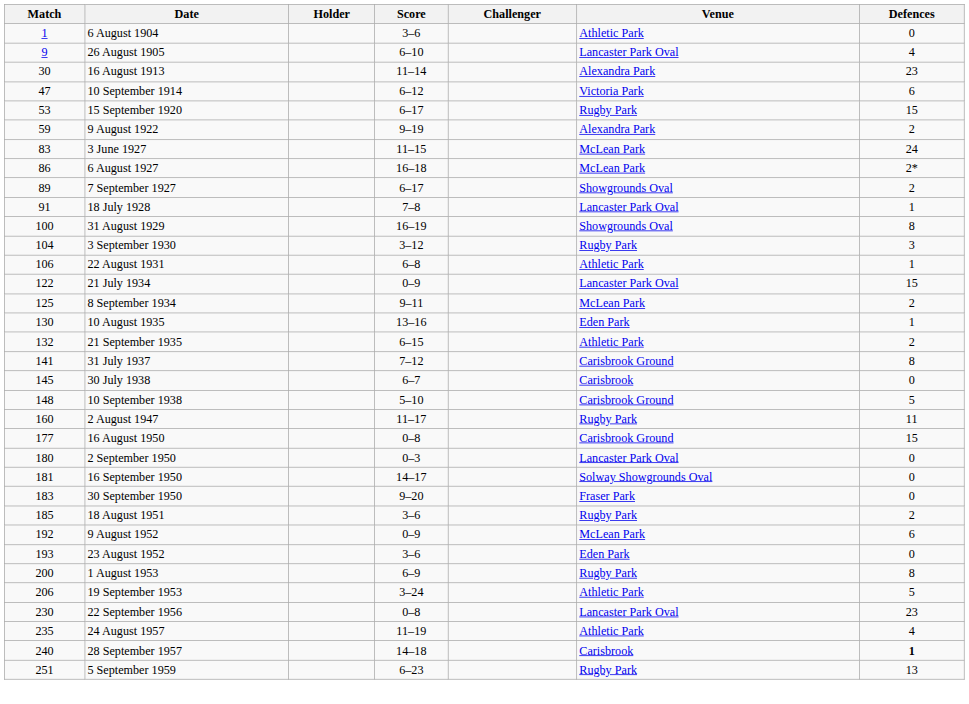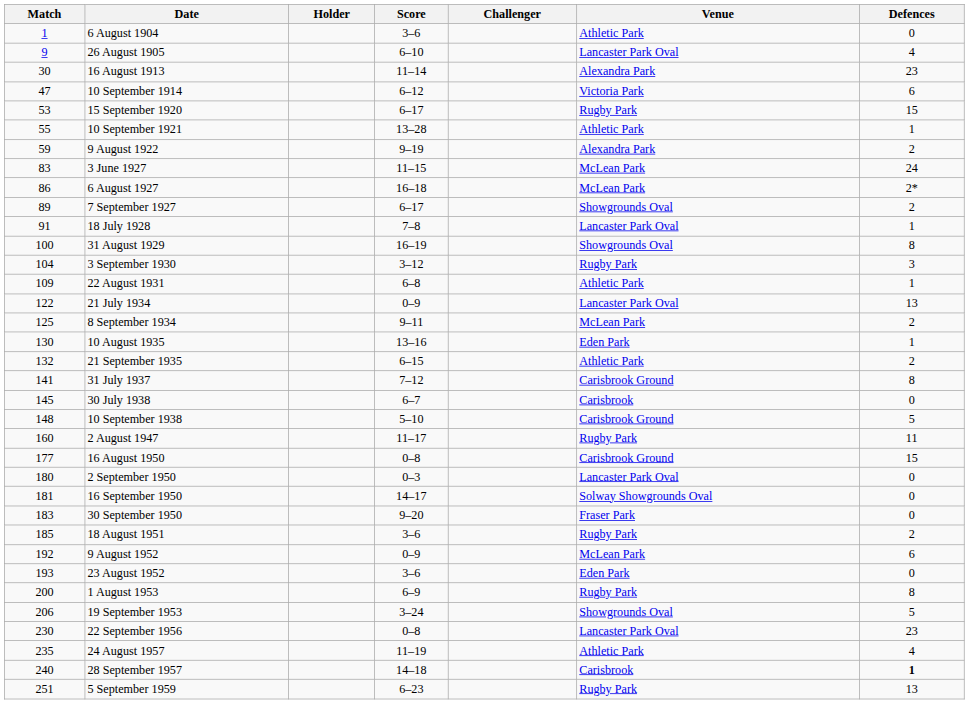+ row: (135, 129)
(45, 264) 106 -> (45, 284) 109
(912, 284) 15 -> (912, 303) 13
(612, 592) Athletic Park -> (626, 611) Showgrounds Oval
